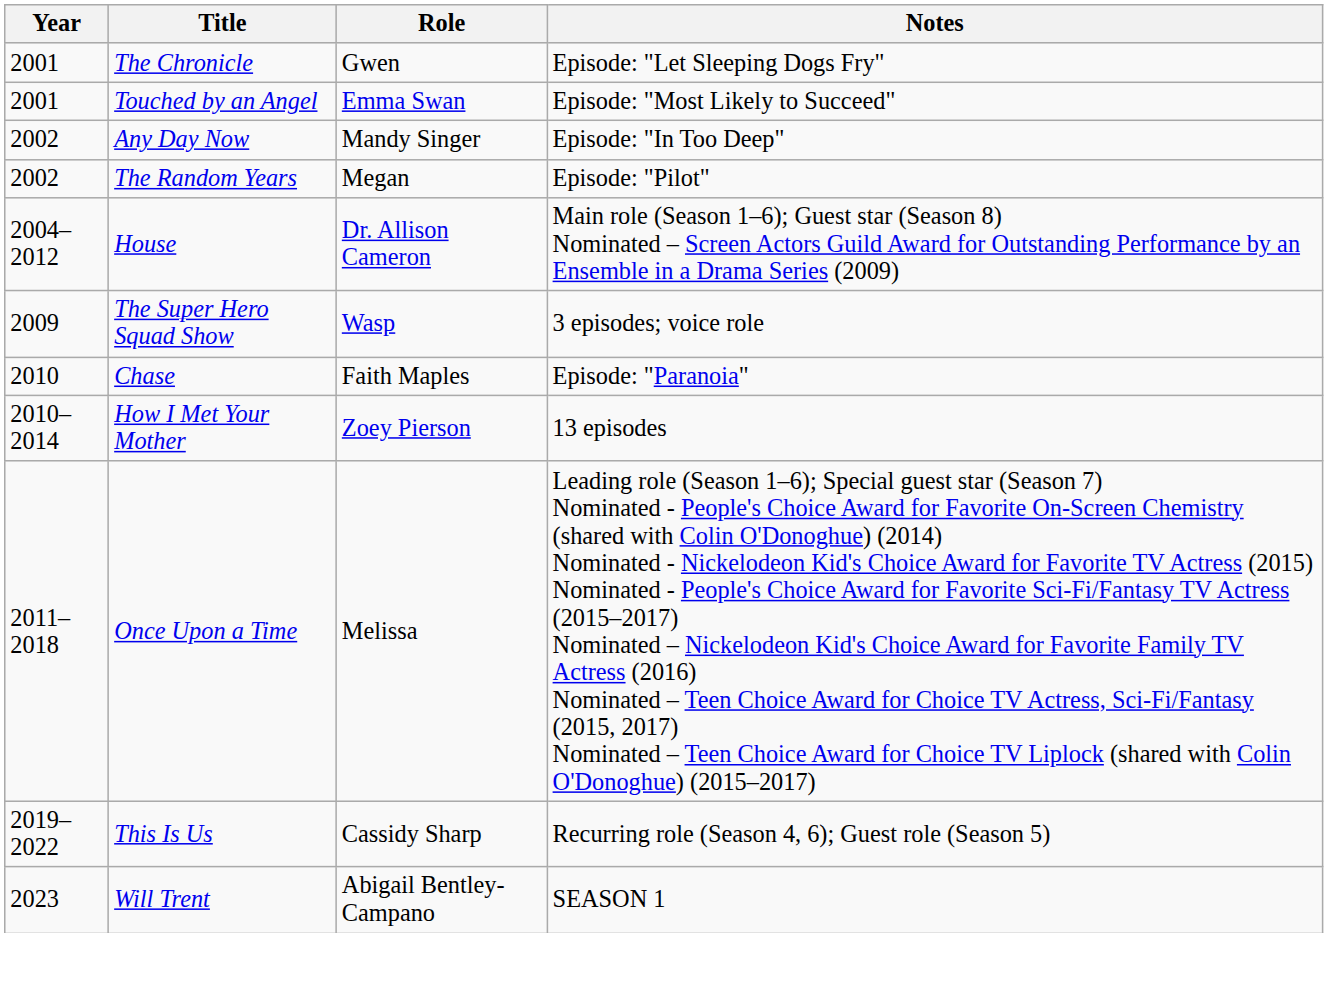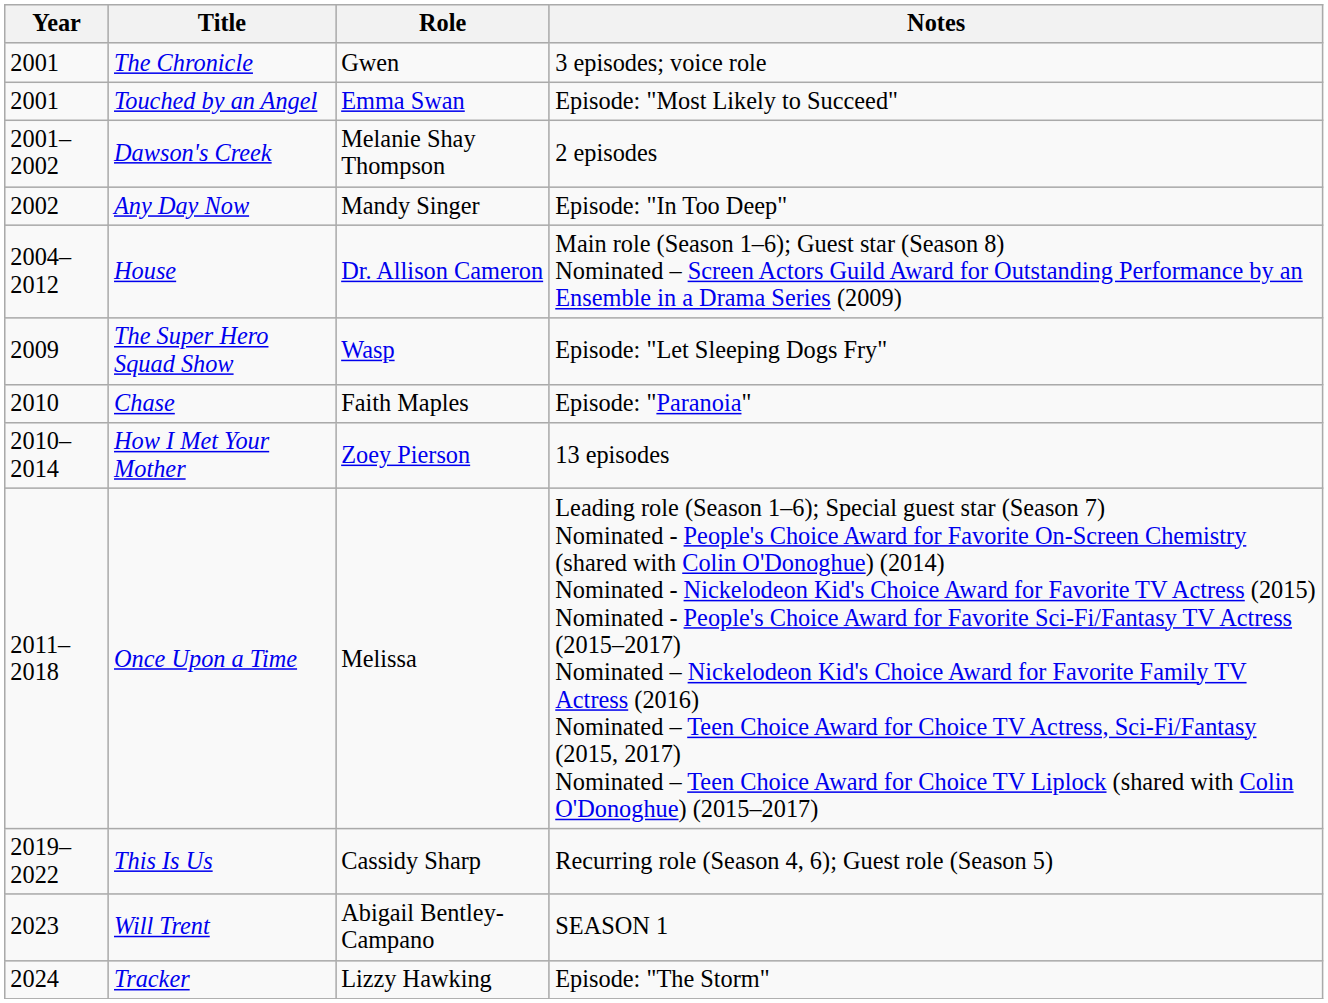(719, 62) Episode: "Let Sleeping Dogs Fry" -> (661, 62) 3 episodes; voice role
+ row: (193, 153)
- row: (206, 178)
(658, 323) 3 episodes; voice role -> (721, 350) Episode: "Let Sleeping Dogs Fry"
+ row: (152, 979)
